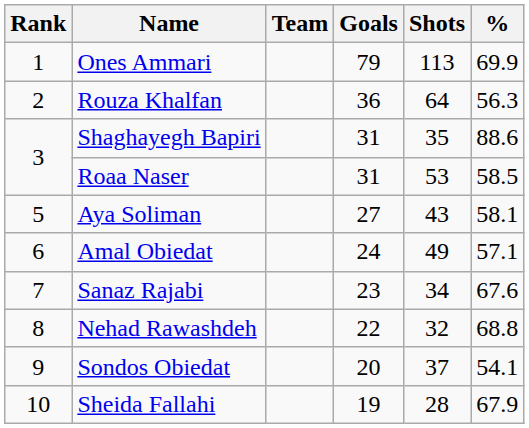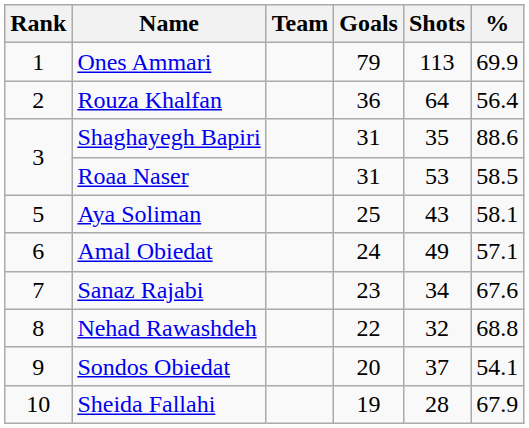(497, 99) 56.3 -> (497, 99) 56.4
(369, 213) 27 -> (369, 213) 25
